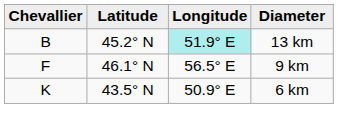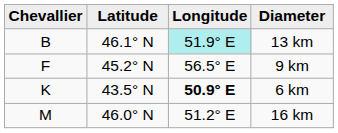(128, 41) 45.2° N -> (128, 41) 46.1° N
(128, 66) 46.1° N -> (128, 66) 45.2° N
(210, 90) normal -> (210, 90) bold
+ row: (292, 115)
